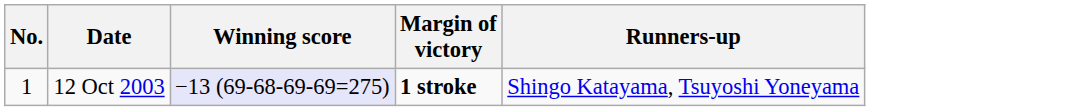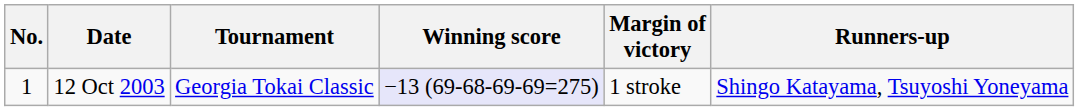+ column: (274, 36)
(438, 86) bold -> (645, 86) normal
